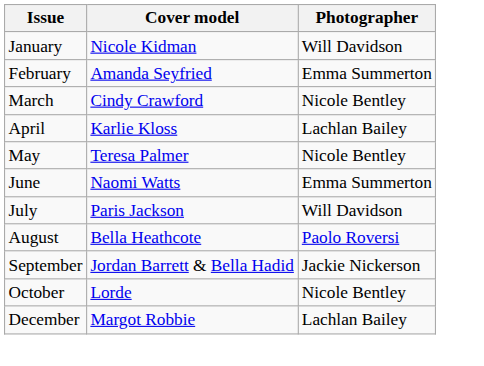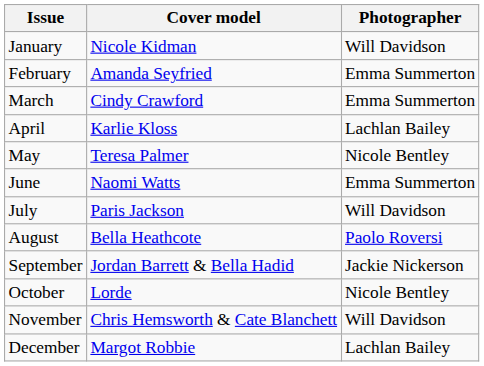(354, 100) Nicole Bentley -> (410, 100) Emma Summerton
+ row: (45, 319)
